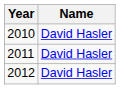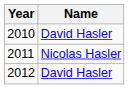(77, 53) David Hasler -> (81, 53) Nicolas Hasler
